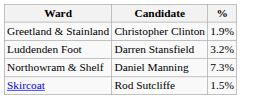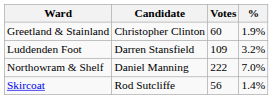+ column: (223, 13)
(222, 67) 7.3% -> (253, 67) 7.0%
(222, 85) 1.5% -> (253, 85) 1.4%
